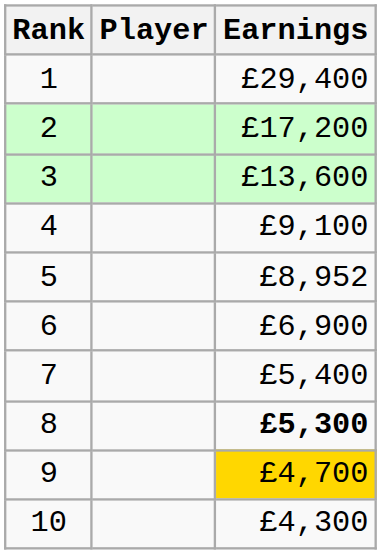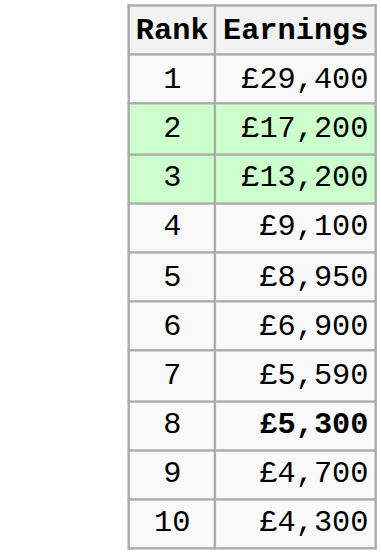- column: (154, 30)
(305, 178) £13,600 -> (305, 178) £13,200
(314, 277) £8,952 -> (314, 277) £8,950
(314, 376) £5,400 -> (314, 376) £5,590
(314, 474) gold background -> (314, 474) no background
